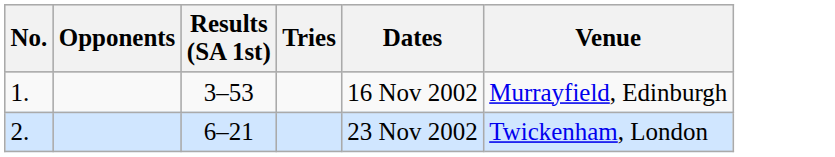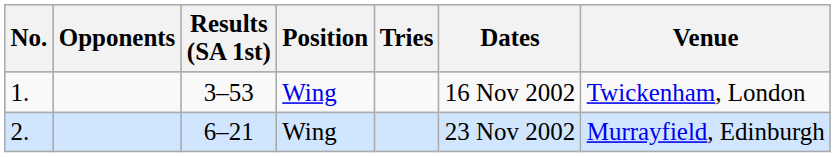+ column: (325, 38)
(608, 91) Murrayfield, Edinburgh -> (696, 91) Twickenham, London
(599, 131) Twickenham, London -> (706, 131) Murrayfield, Edinburgh
